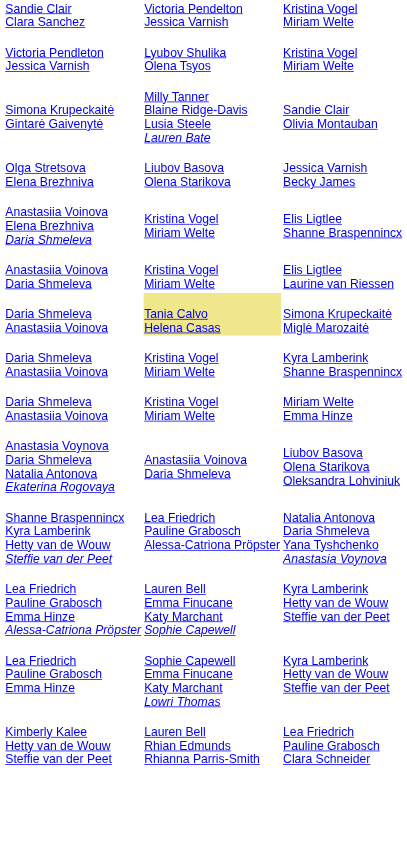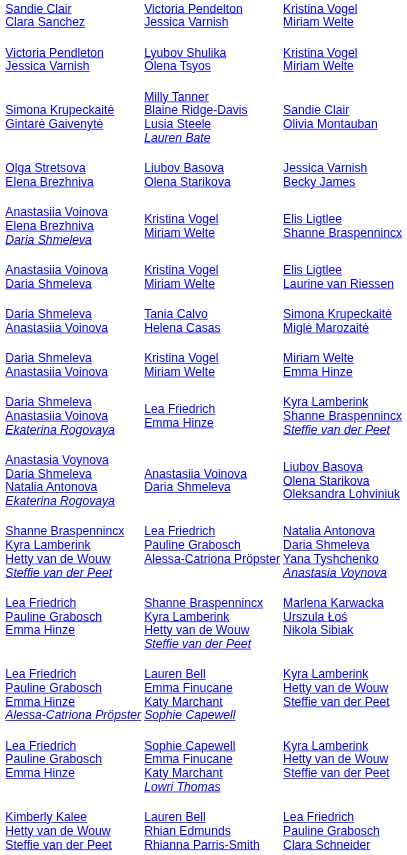(182, 321) khaki background -> (182, 321) no background
- row: (57, 365)
+ row: (60, 416)
+ row: (54, 616)
